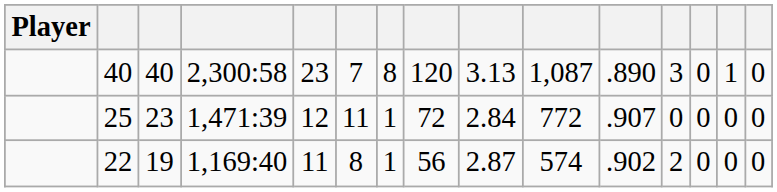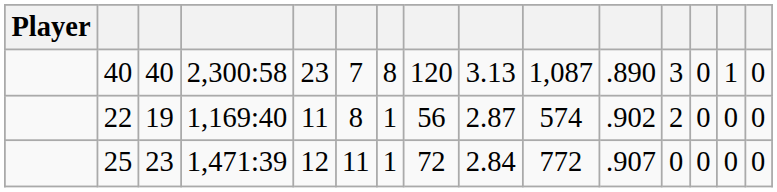rows swapped: (118, 117) <-> (118, 162)
